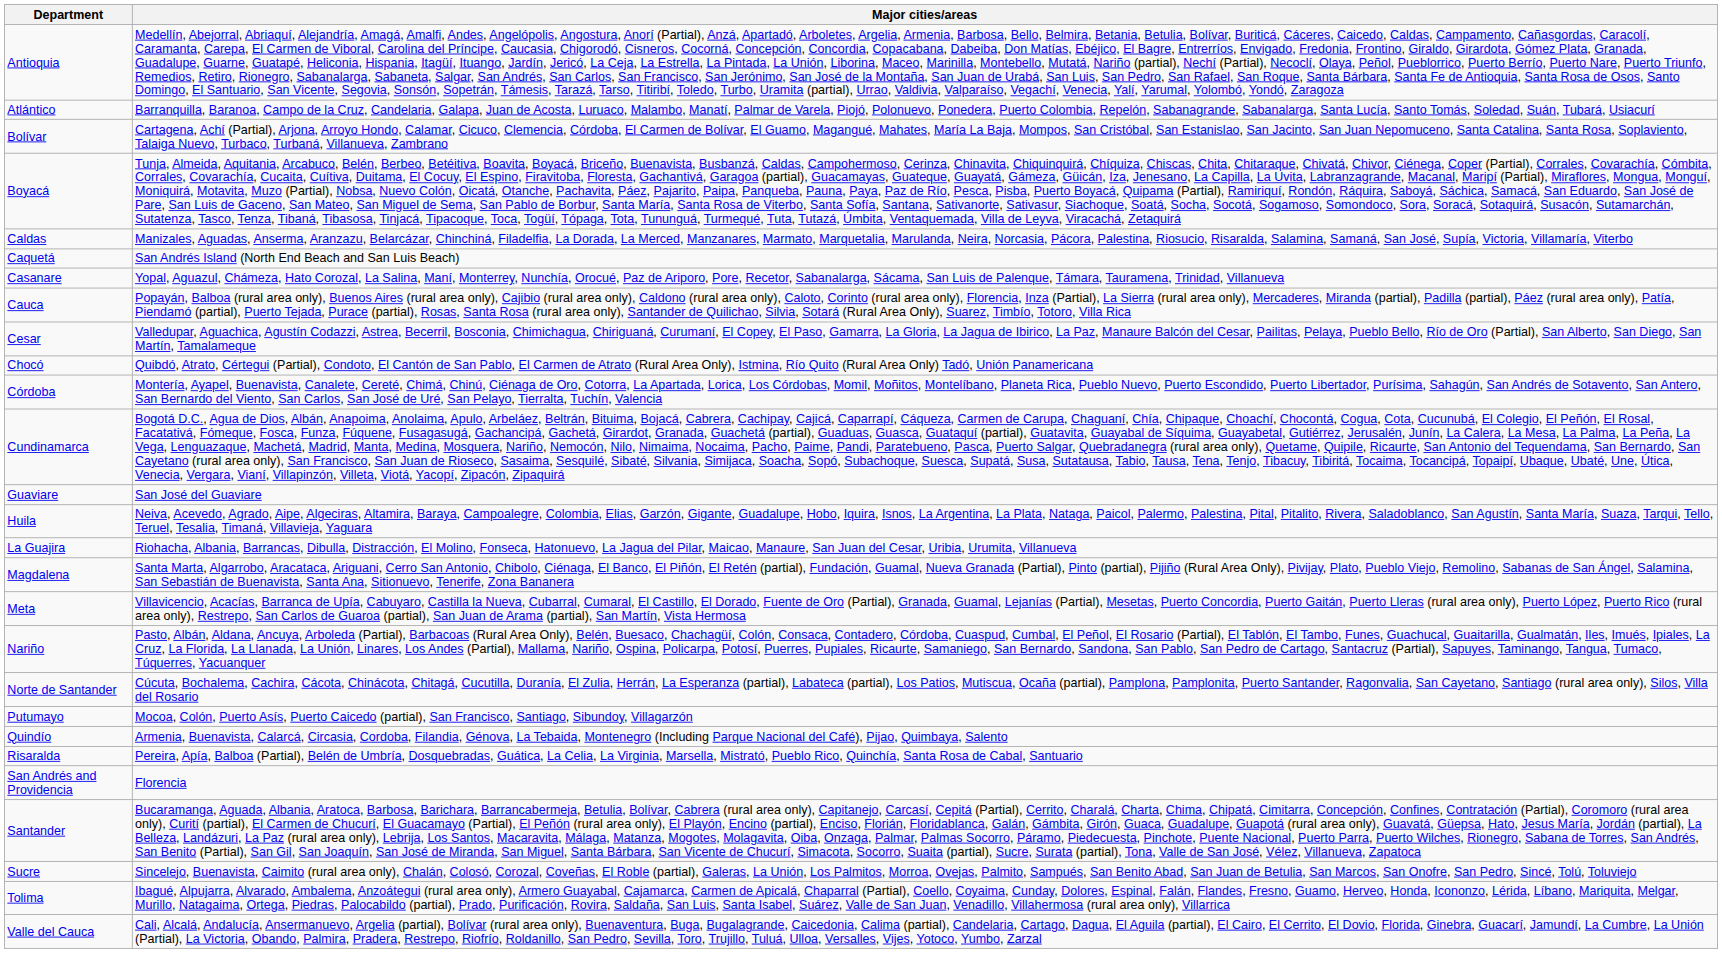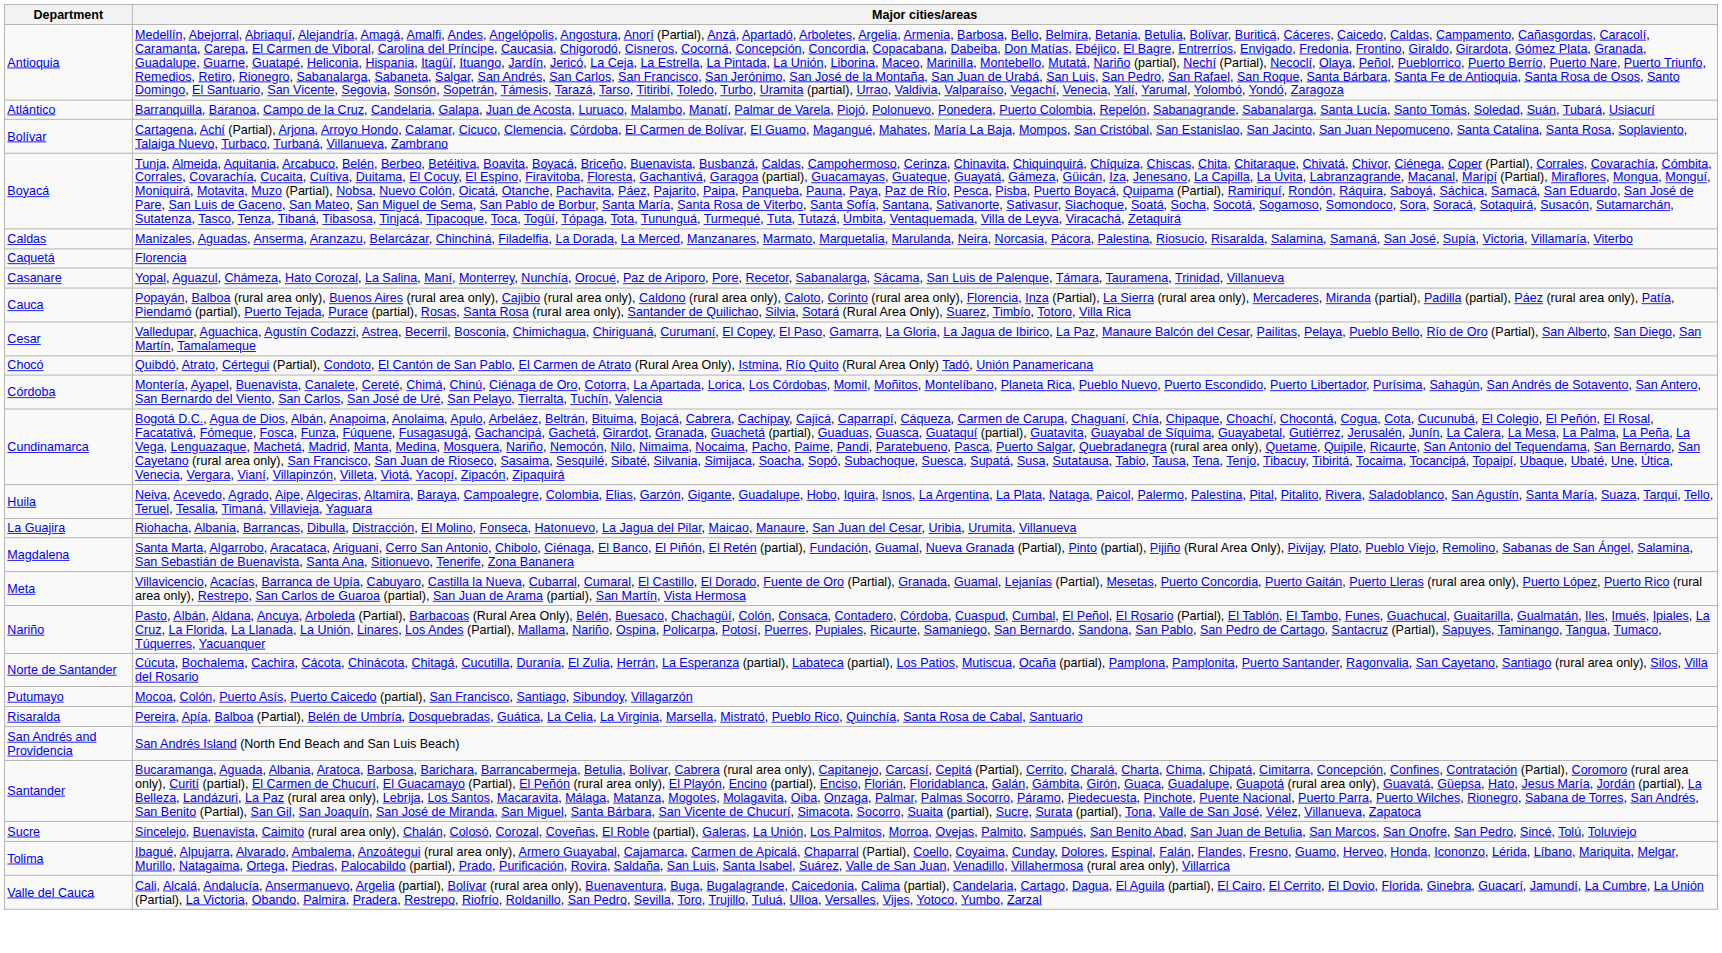(297, 259) San Andrés Island (North End Beach and San Luis Beach) -> (161, 259) Florencia
- row: (33, 495)
- row: (29, 737)
(161, 783) Florencia -> (297, 744) San Andrés Island (North End Beach and San Luis Beach)
